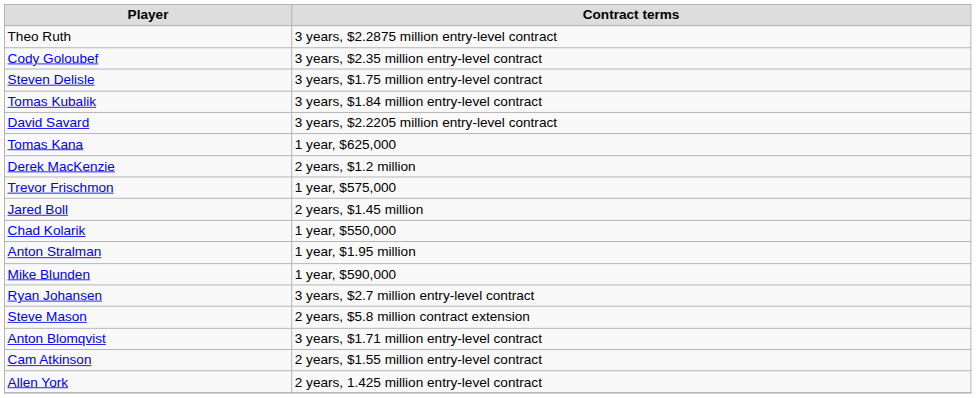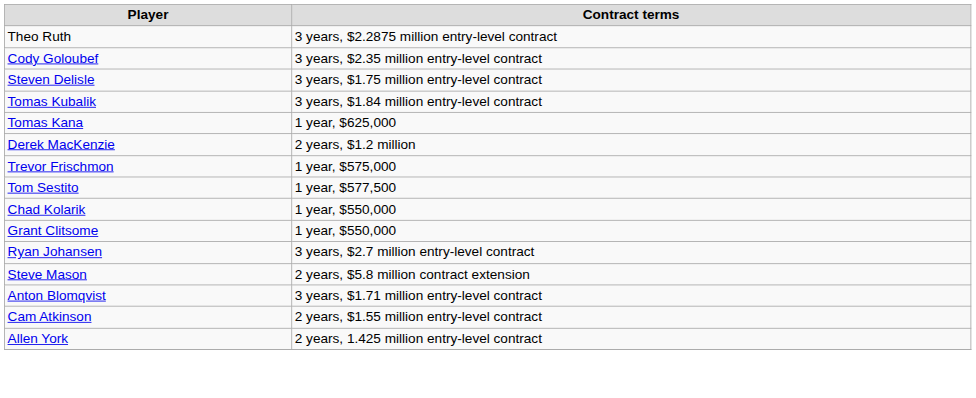- row: (48, 123)
- row: (38, 209)
+ row: (43, 187)
+ row: (53, 230)
- row: (54, 252)
- row: (49, 274)
